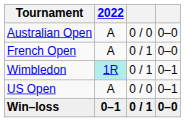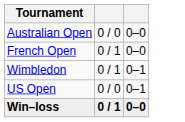- column: (111, 13)
